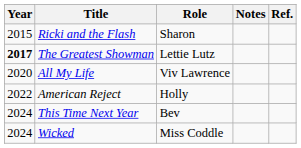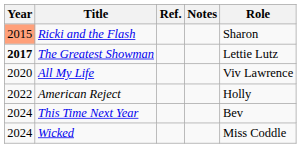columns swapped: (195, 14) <-> (282, 14)
(20, 34) no background -> (20, 34) lightsalmon background
